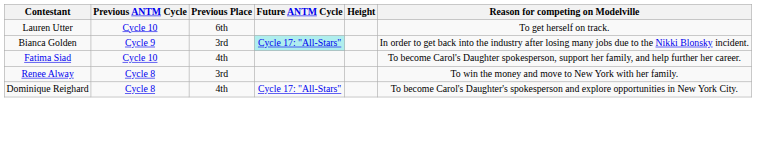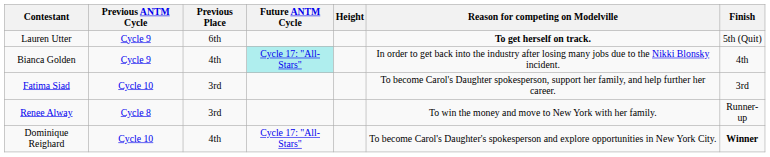+ column: (742, 17)
(140, 27) Cycle 10 -> (136, 38) Cycle 9
(564, 27) normal -> (543, 38) bold
(222, 43) 3rd -> (215, 59) 4th
(222, 58) 4th -> (215, 86) 3rd
(140, 89) Cycle 8 -> (136, 139) Cycle 10
